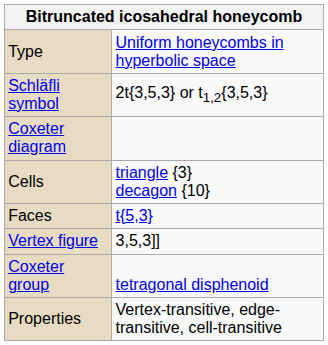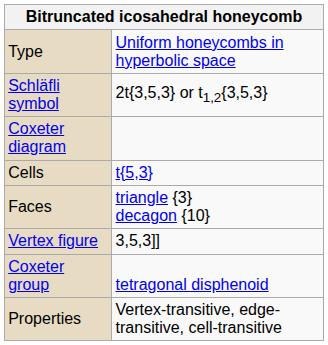(163, 181) triangle {3} decagon {10} -> (134, 172) t{5,3}
(134, 216) t{5,3} -> (163, 207) triangle {3} decagon {10}
